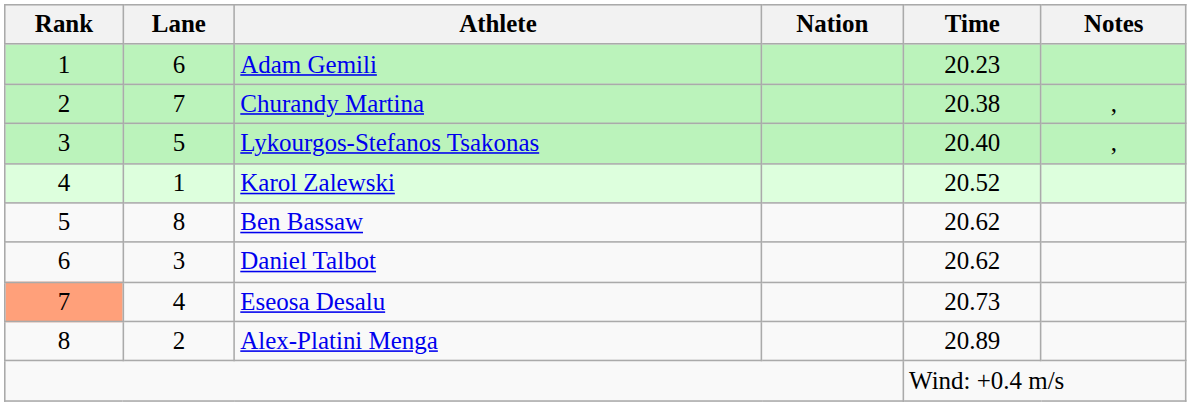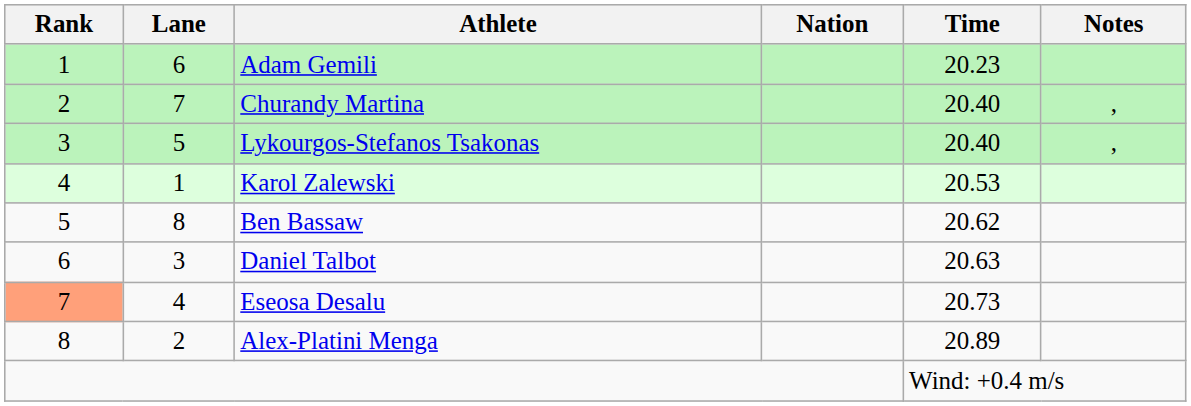(972, 103) 20.38 -> (972, 103) 20.40
(972, 182) 20.52 -> (972, 182) 20.53
(972, 261) 20.62 -> (972, 261) 20.63
